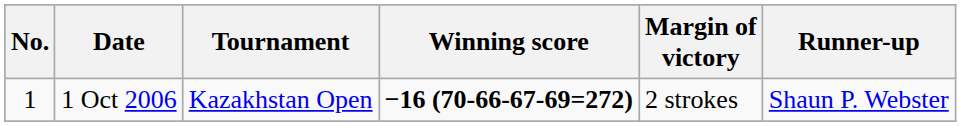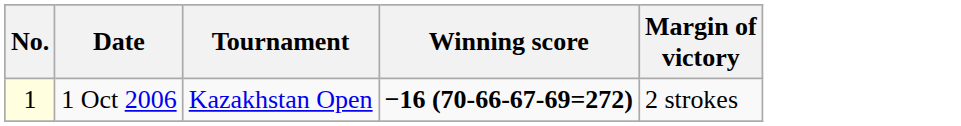- column: (859, 41)
(30, 99) no background -> (30, 99) lightyellow background
